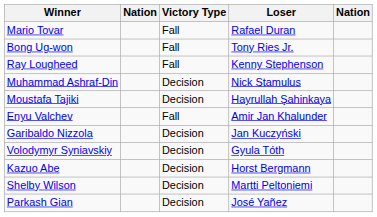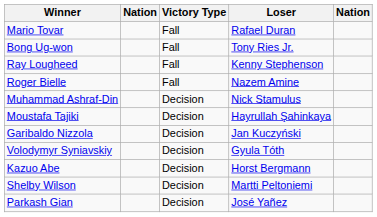+ row: (36, 82)
- row: (40, 116)
